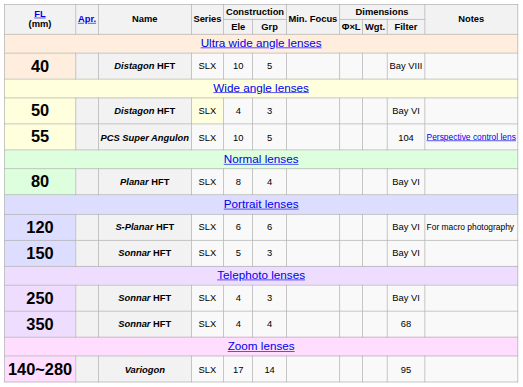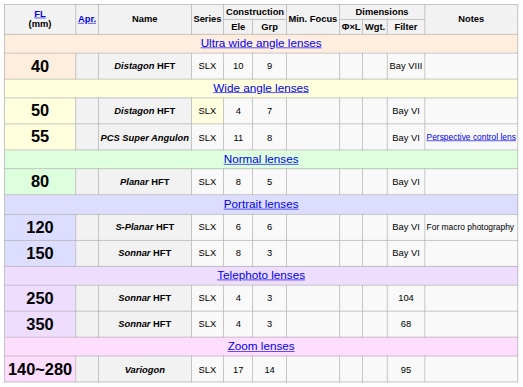(270, 66) 5 -> (270, 66) 9
(270, 111) 3 -> (270, 111) 7
(238, 137) 10 -> (238, 137) 11
(270, 137) 5 -> (270, 137) 8
(406, 137) 104 -> (406, 137) Bay VI
(270, 182) 4 -> (270, 182) 5
(238, 253) 5 -> (238, 253) 8
(406, 298) Bay VI -> (406, 298) 104
(270, 324) 4 -> (270, 324) 3
